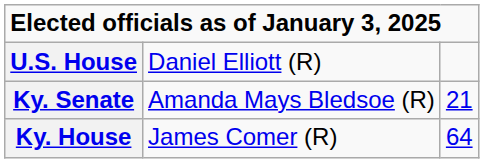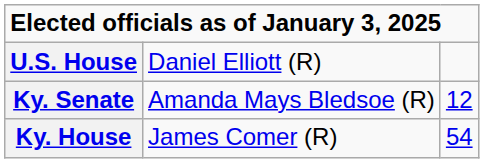(459, 99) 21 -> (459, 99) 12
(459, 137) 64 -> (459, 137) 54
